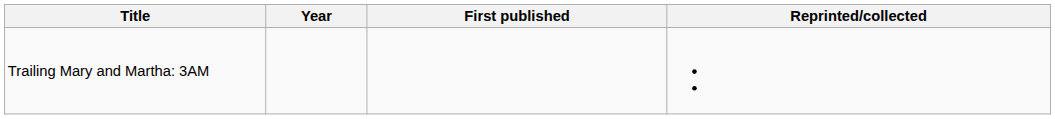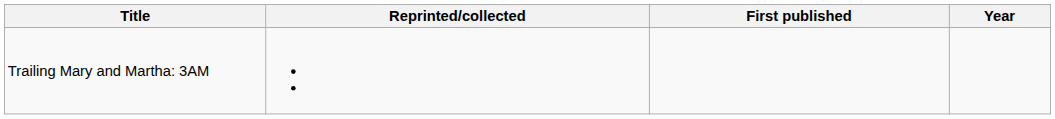columns swapped: (316, 16) <-> (859, 16)
